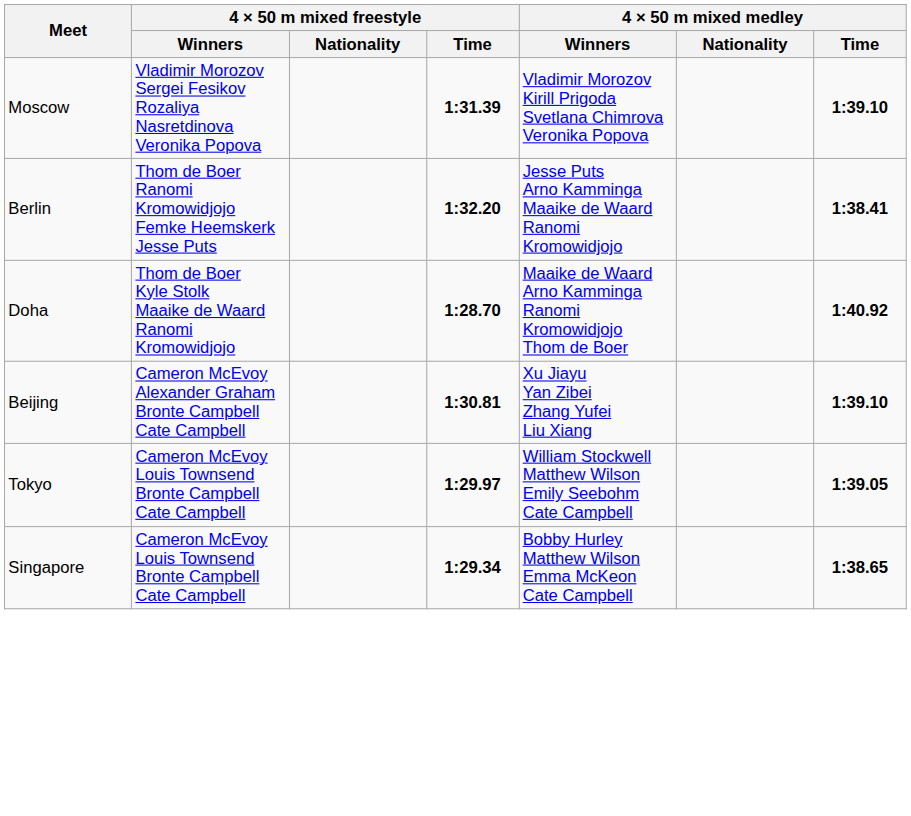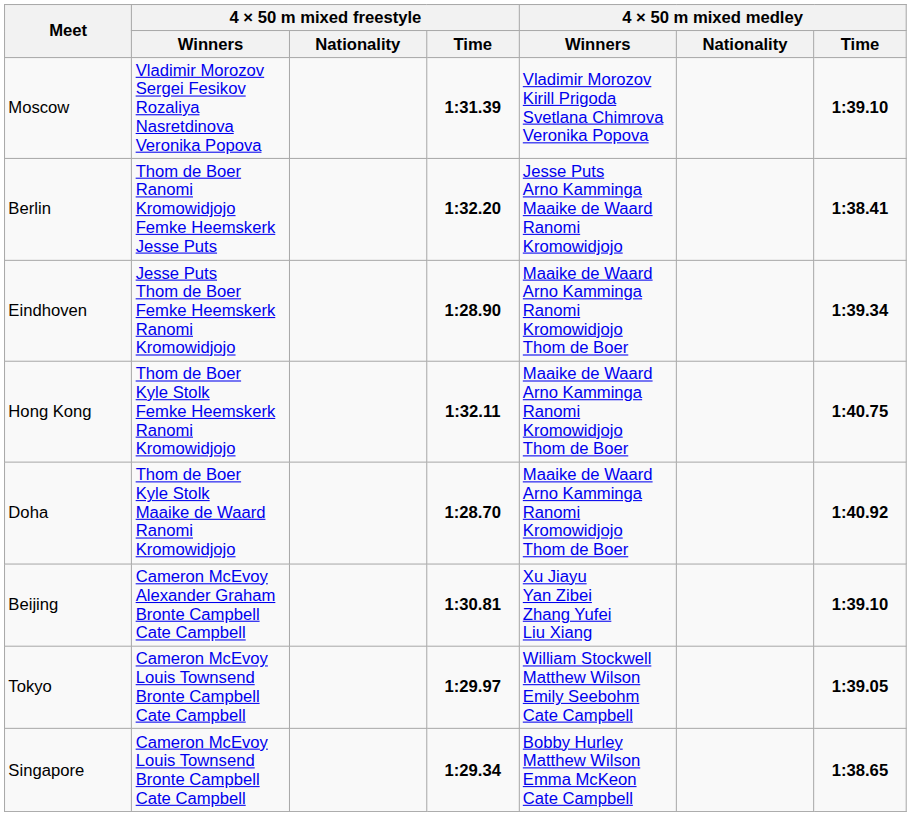+ row: (48, 310)
+ row: (50, 411)
